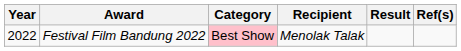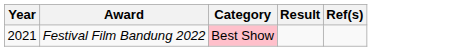- column: (322, 14)
(22, 35) 2022 -> (22, 35) 2021
